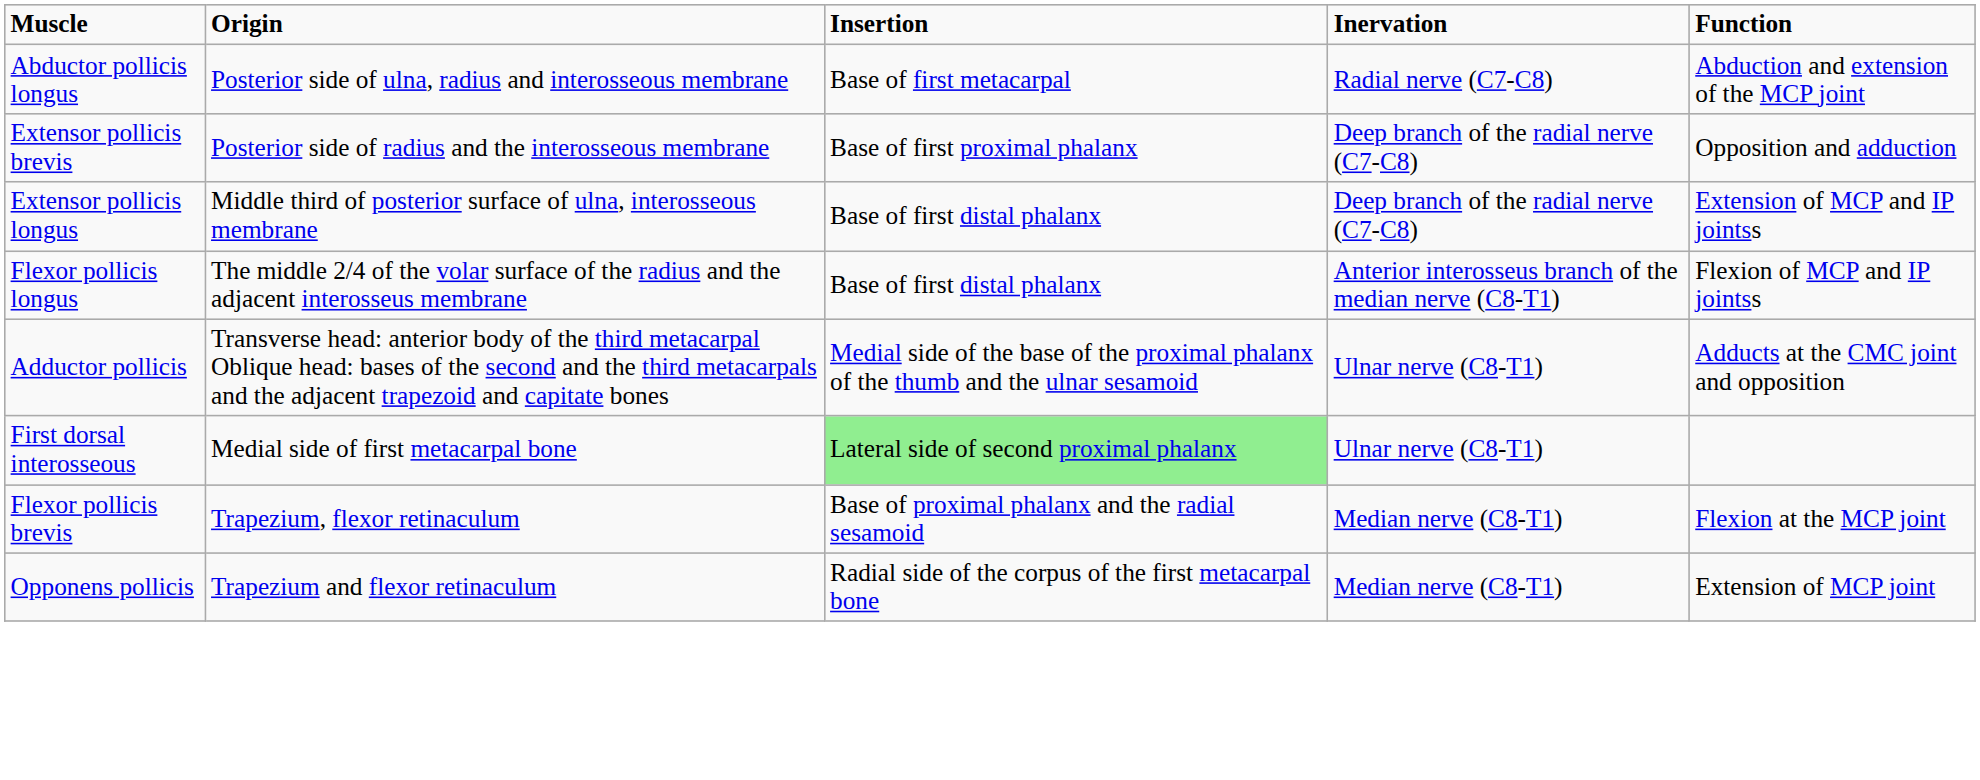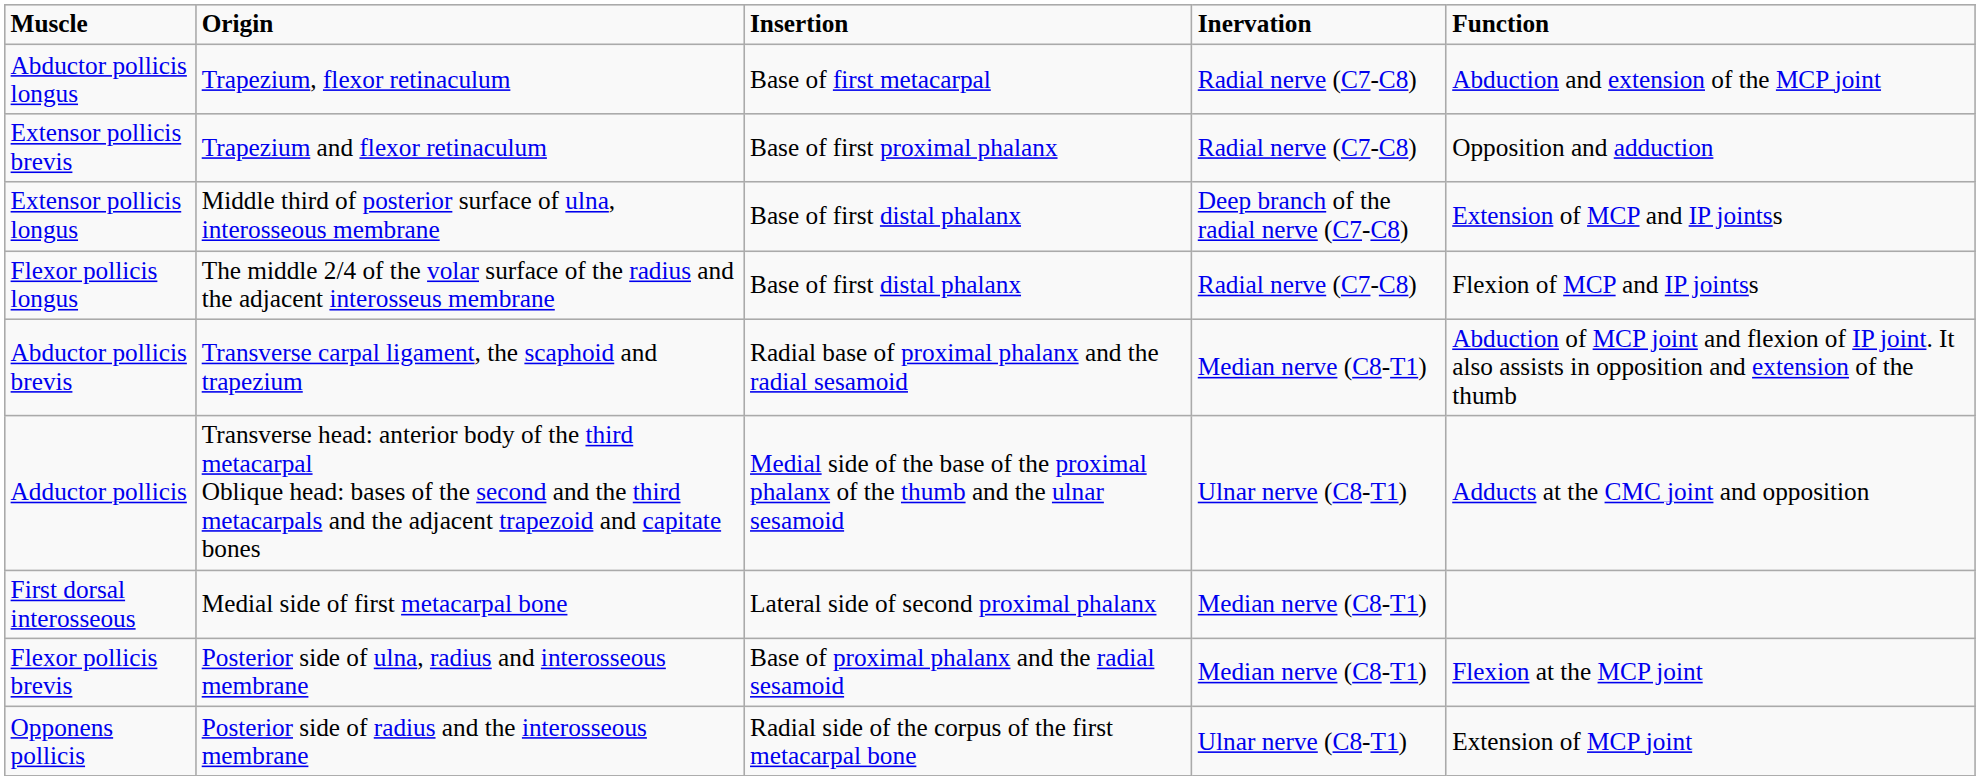(500, 78) Posterior side of ulna, radius and interosseous membrane -> (356, 78) Trapezium, flexor retinaculum
(490, 147) Posterior side of radius and the interosseous membrane -> (374, 147) Trapezium and flexor retinaculum
(1493, 147) Deep branch of the radial nerve (C7-C8) -> (1307, 147) Radial nerve (C7-C8)
(1506, 284) Anterior interosseus branch of the median nerve (C8-T1) -> (1307, 284) Radial nerve (C7-C8)
+ row: (99, 367)
(1033, 449) lightgreen background -> (953, 603) no background
(1438, 449) Ulnar nerve (C8-T1) -> (1312, 603) Median nerve (C8-T1)
(365, 518) Trapezium, flexor retinaculum -> (434, 672) Posterior side of ulna, radius and interosseous membrane
(384, 587) Trapezium and flexor retinaculum -> (424, 740) Posterior side of radius and the interosseous membrane
(1448, 587) Median nerve (C8-T1) -> (1302, 740) Ulnar nerve (C8-T1)
